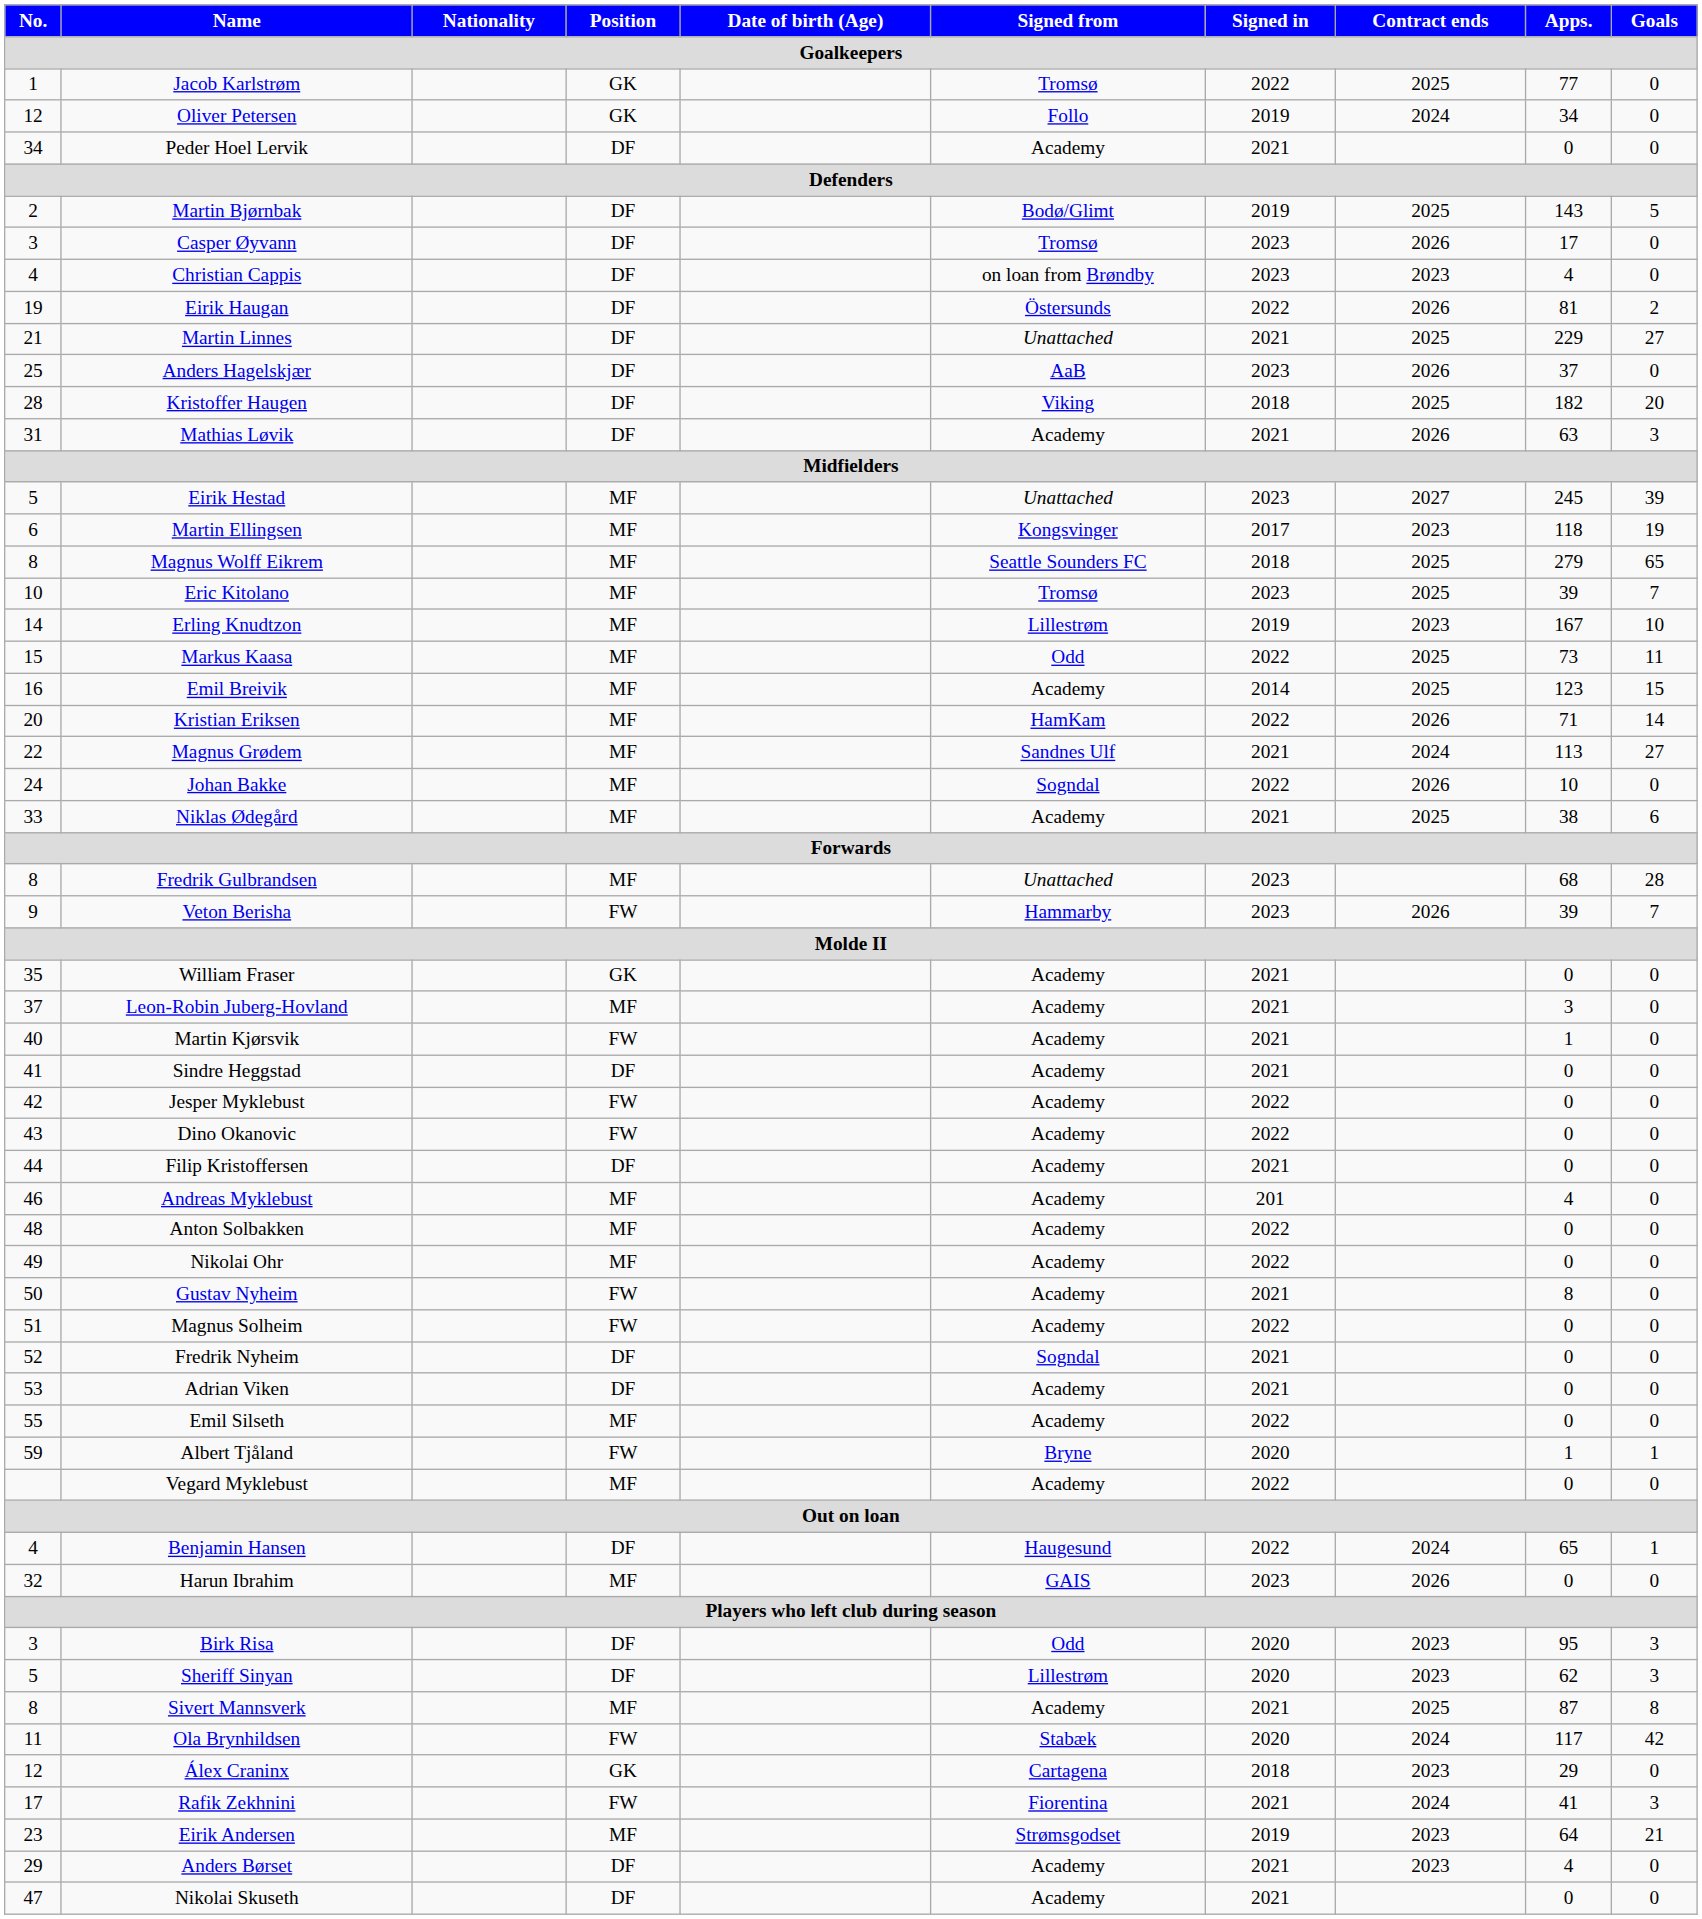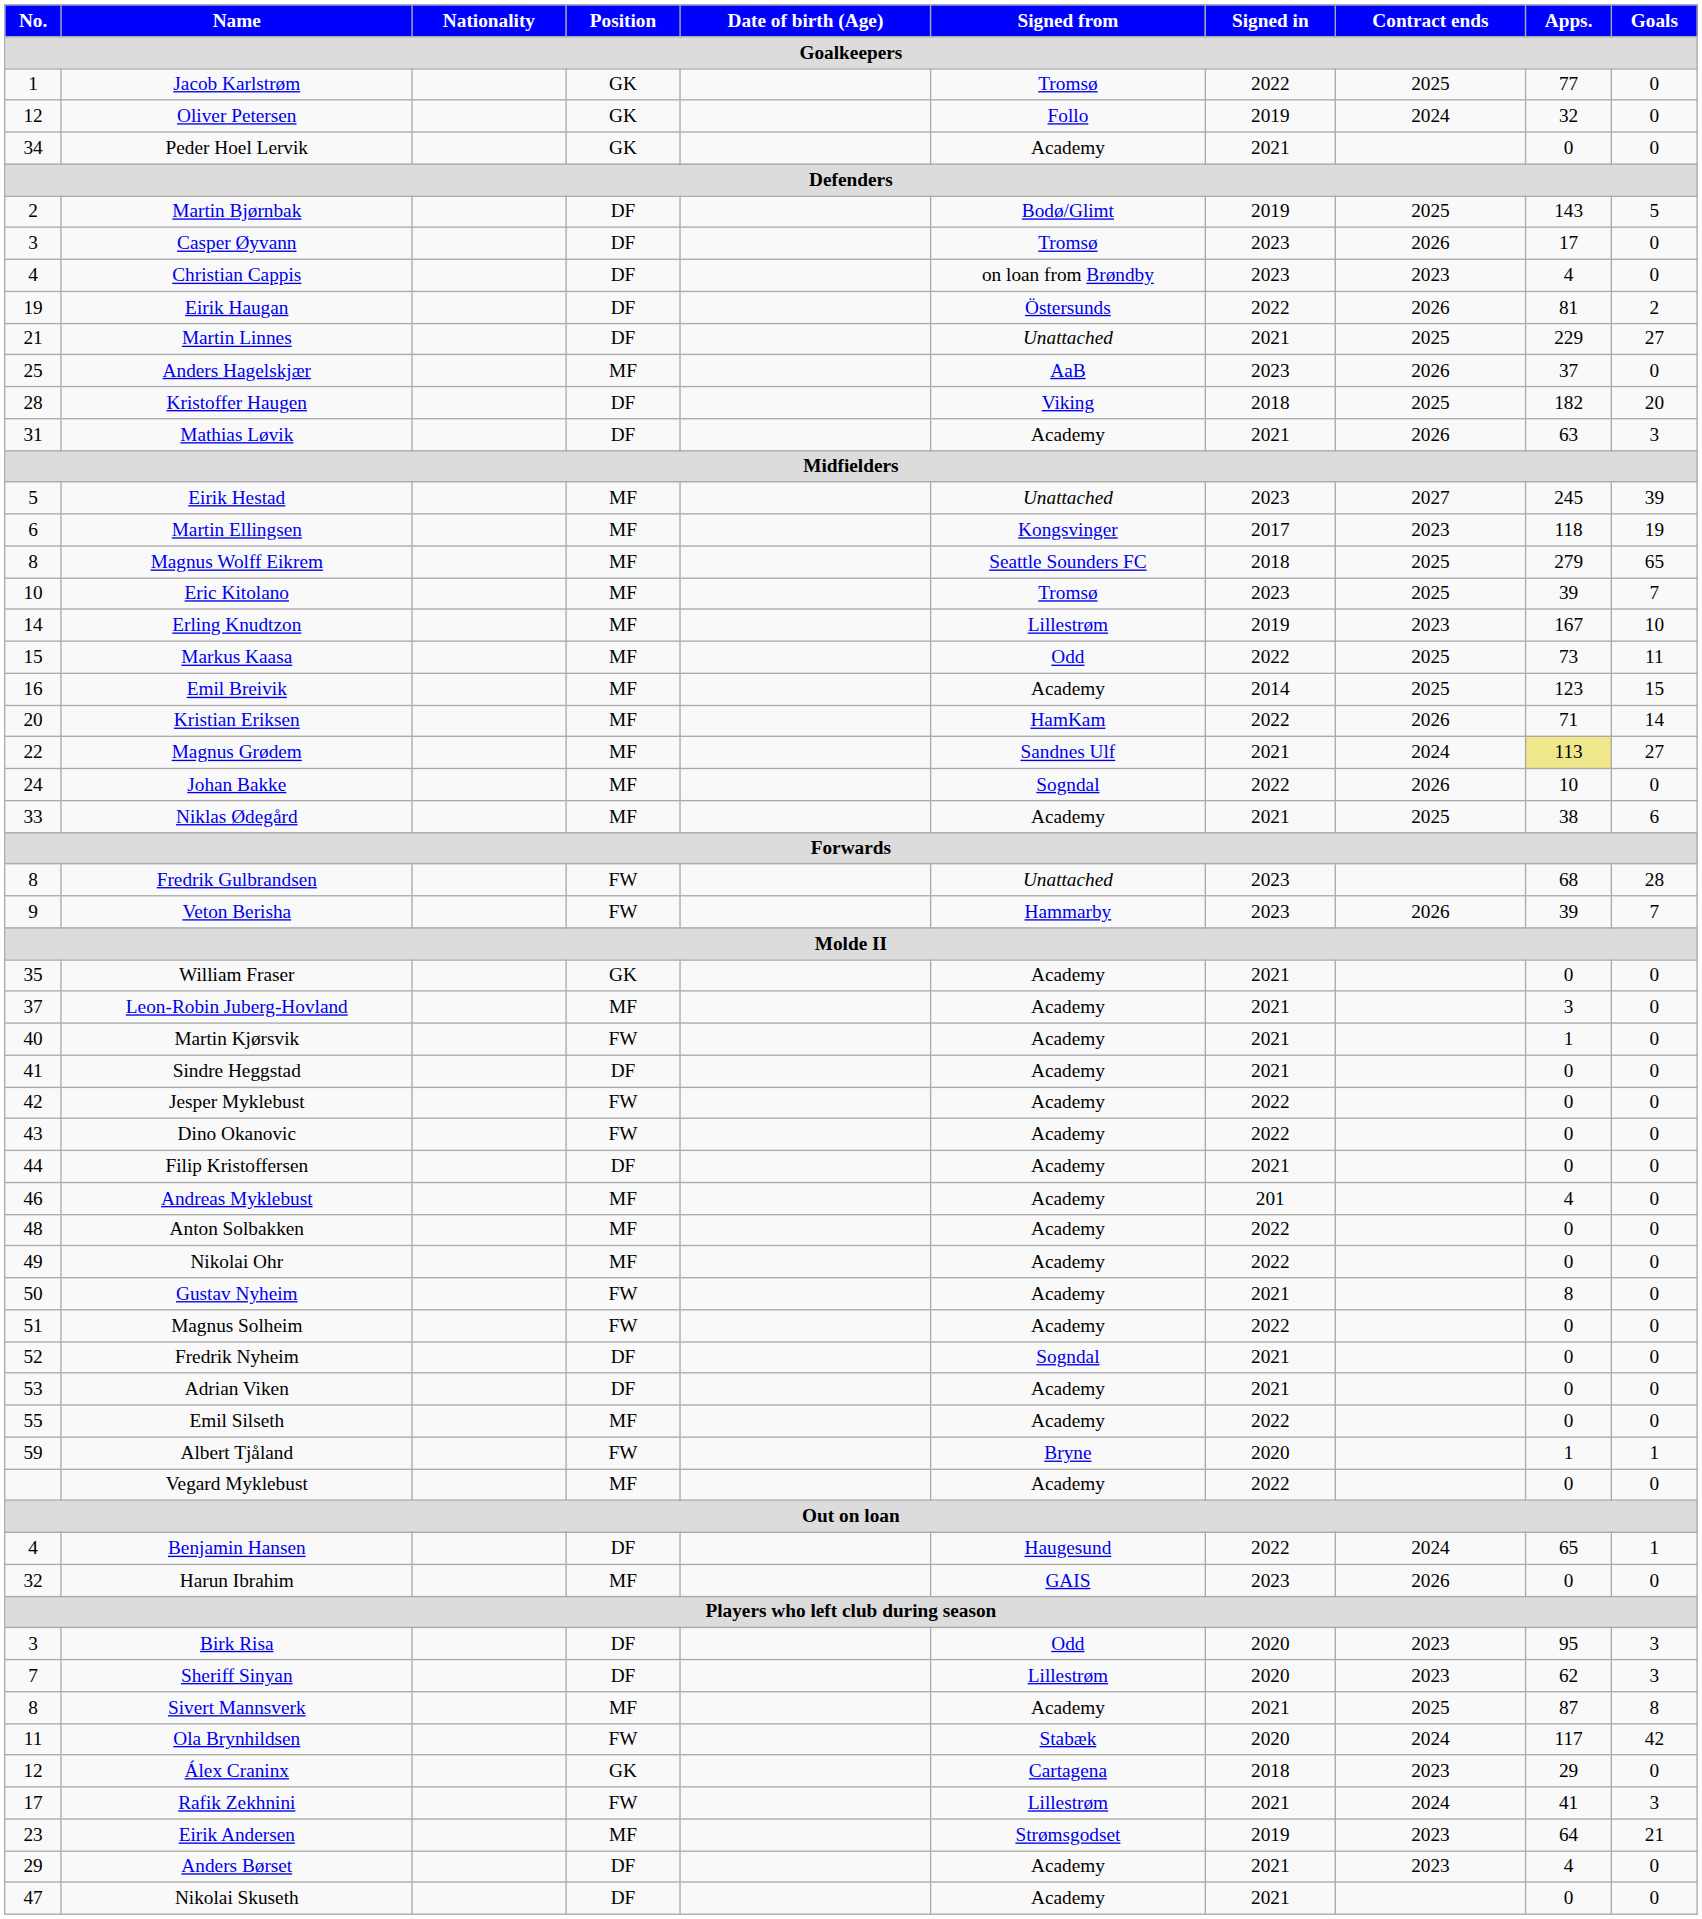(1569, 116) 34 -> (1569, 116) 32
(623, 148) DF -> (623, 148) GK
(623, 370) DF -> (623, 370) MF
(1569, 752) no background -> (1569, 752) khaki background
(623, 880) MF -> (623, 880) FW
(33, 1675) 5 -> (33, 1675) 7
(1068, 1803) Fiorentina -> (1068, 1803) Lillestrøm
